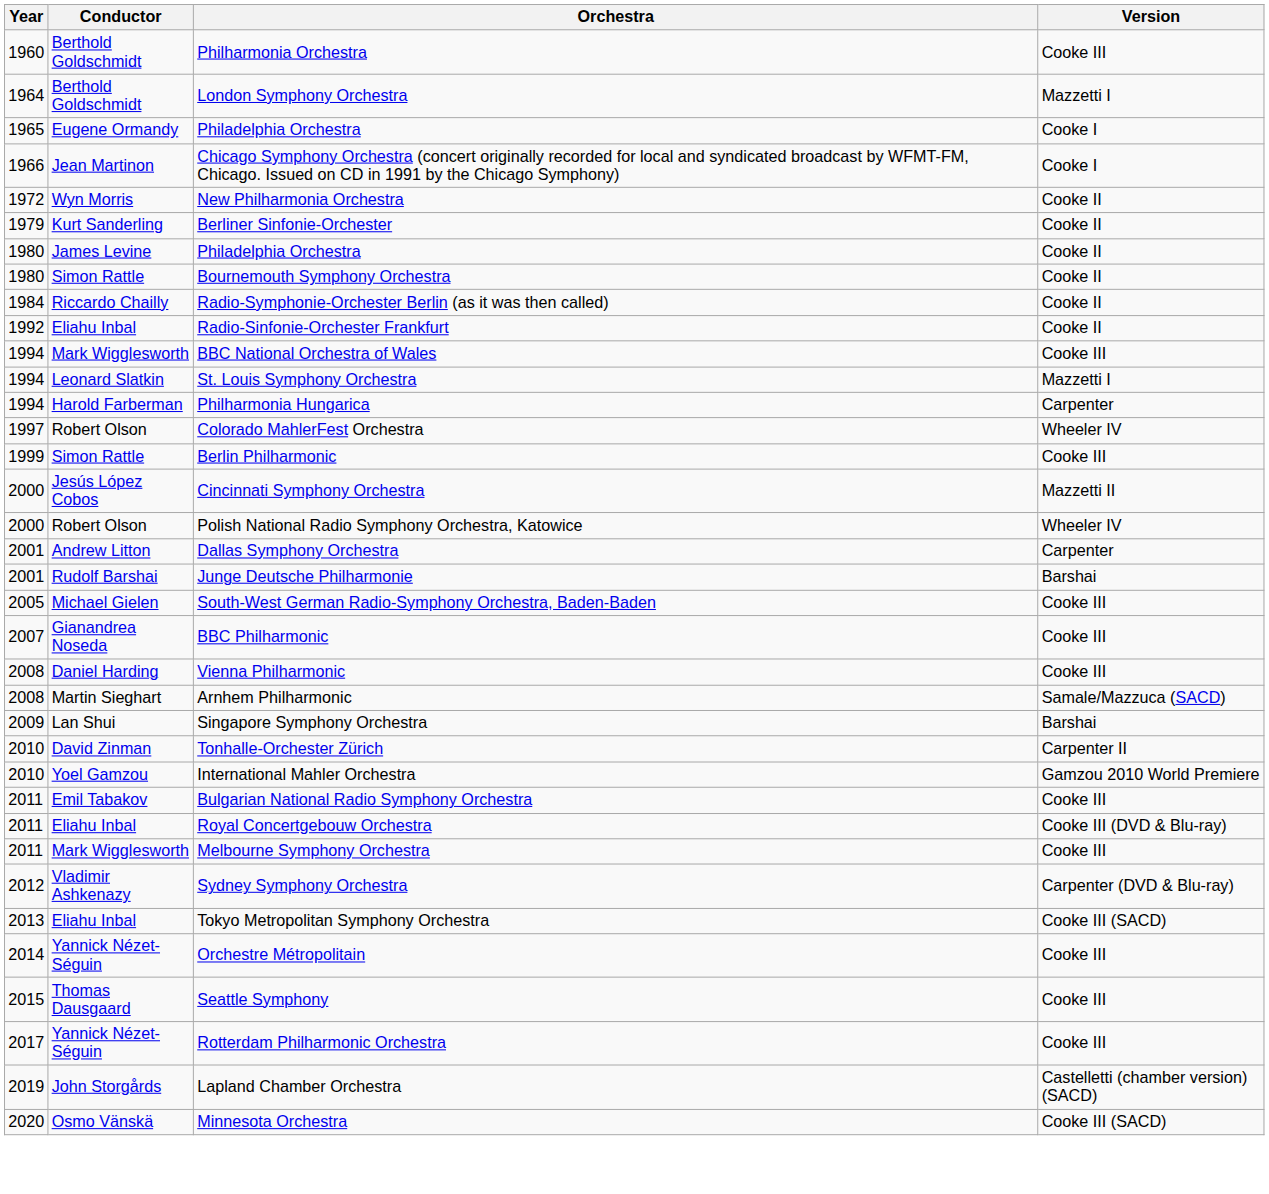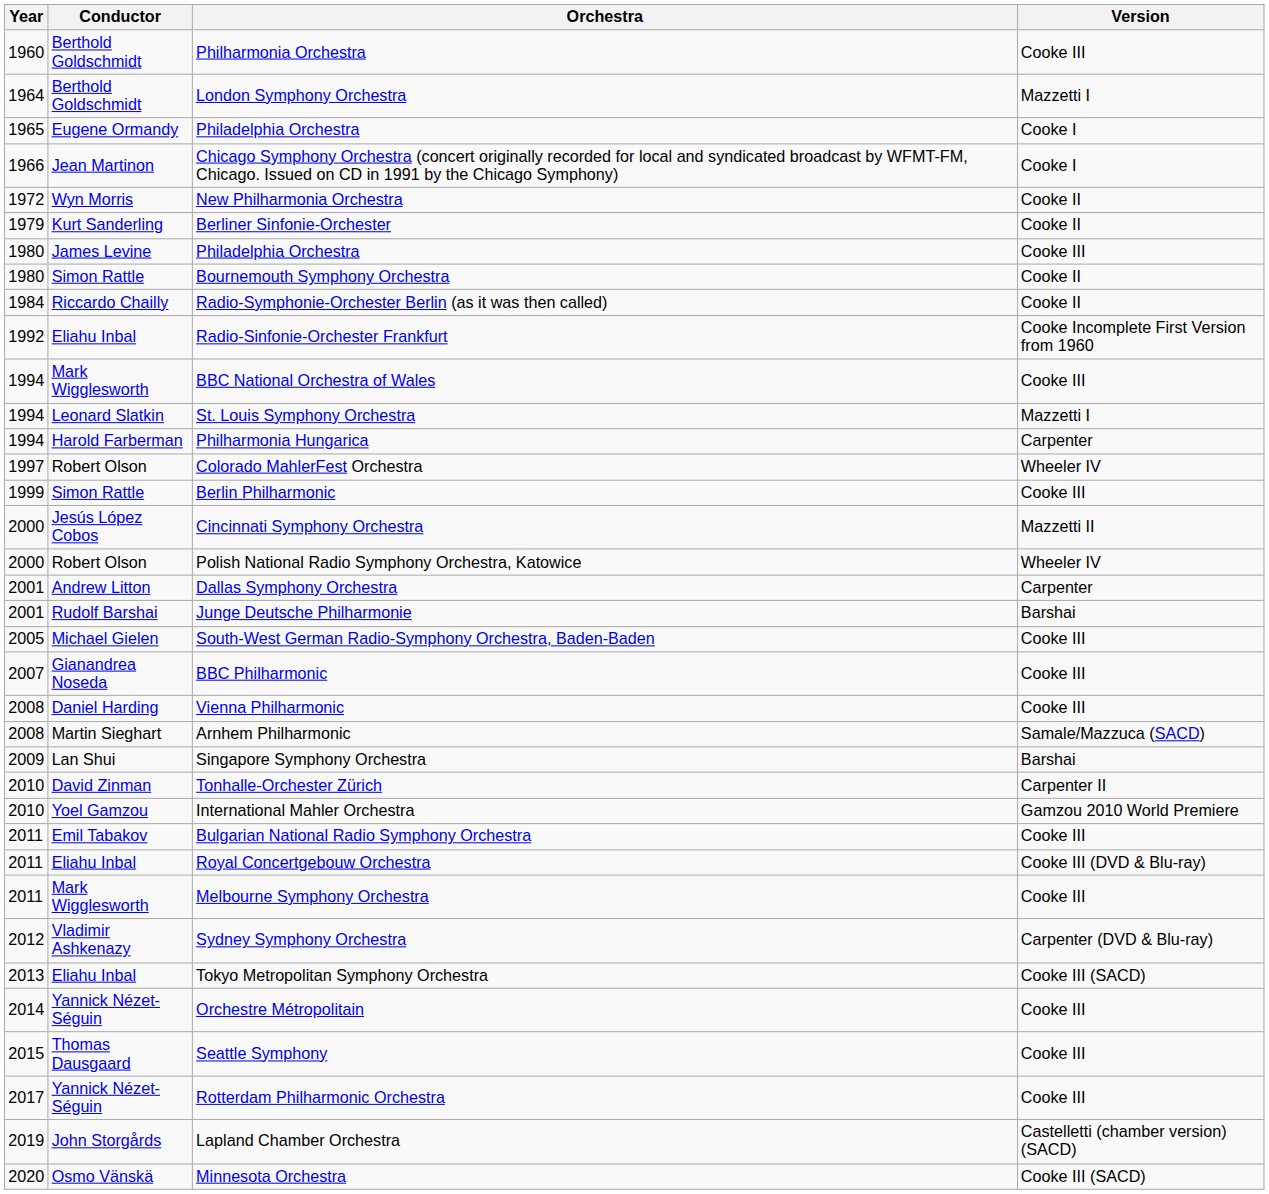(1072, 251) Cooke II -> (1053, 251) Cooke III
(1072, 328) Cooke II -> (1133, 337) Cooke Incomplete First Version from 1960
